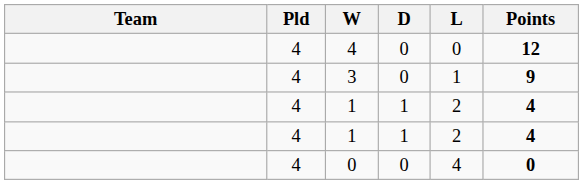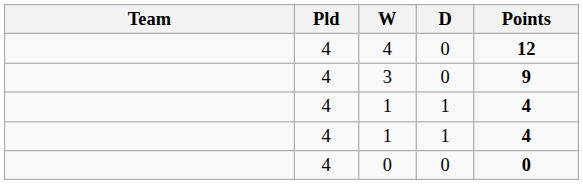- column: (457, 19)
